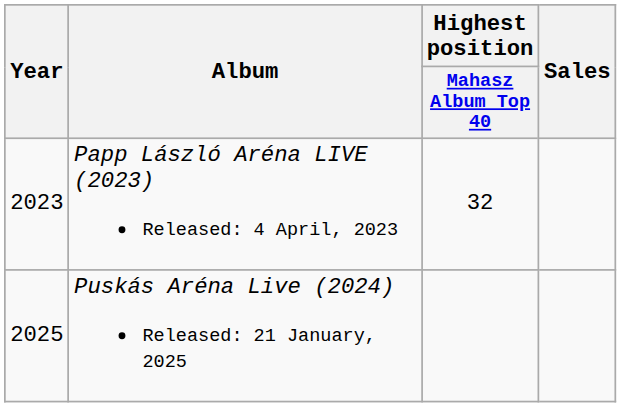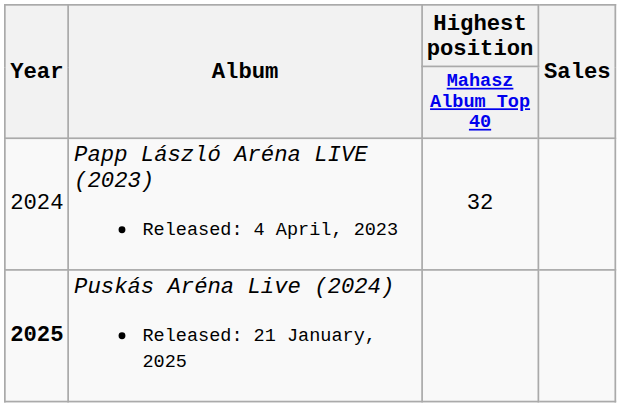(37, 203) 2023 -> (37, 203) 2024
(37, 335) normal -> (37, 335) bold
